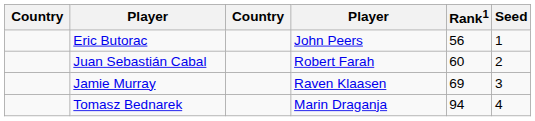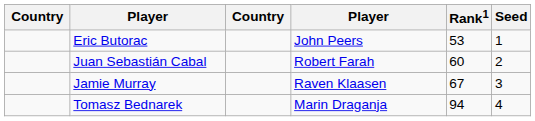(457, 40) 56 -> (457, 40) 53
(457, 83) 69 -> (457, 83) 67
